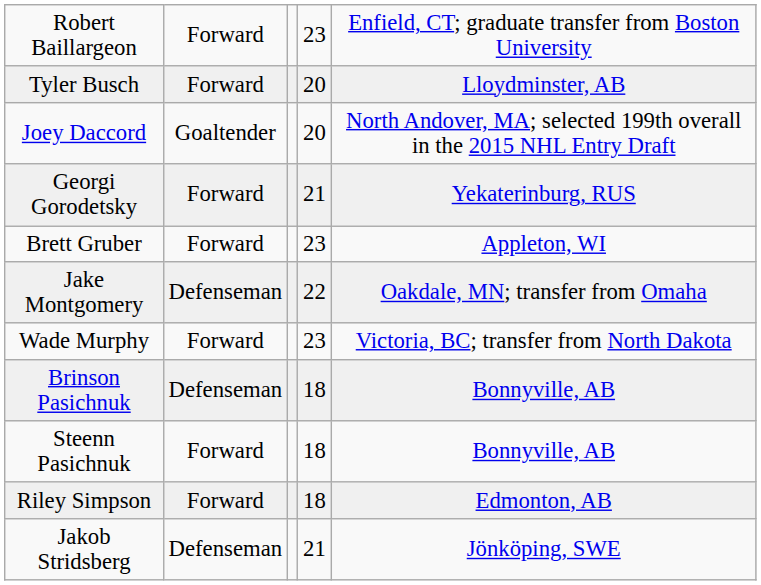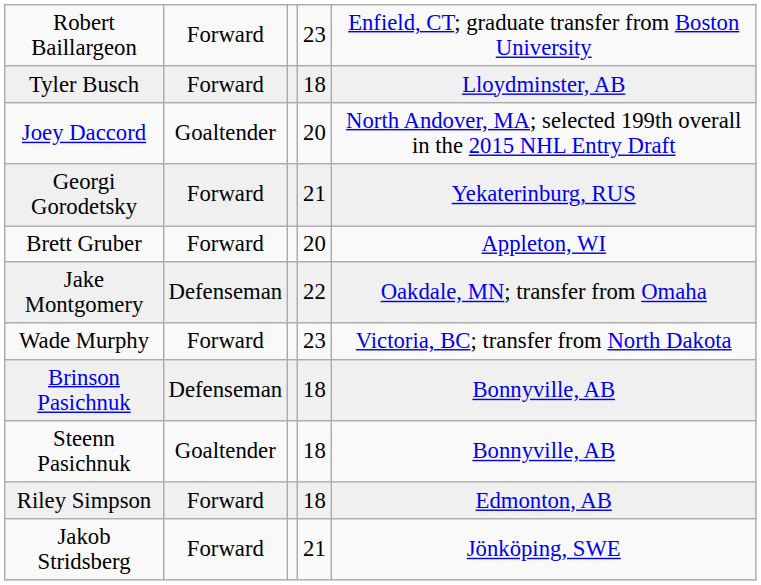(314, 84) 20 -> (314, 84) 18
(314, 243) 23 -> (314, 243) 20
(225, 451) Forward -> (225, 451) Goaltender
(225, 548) Defenseman -> (225, 548) Forward
